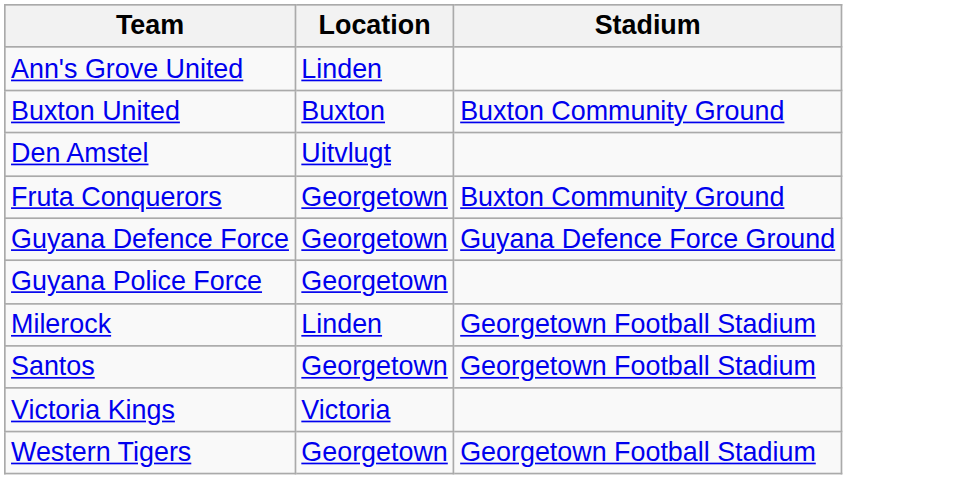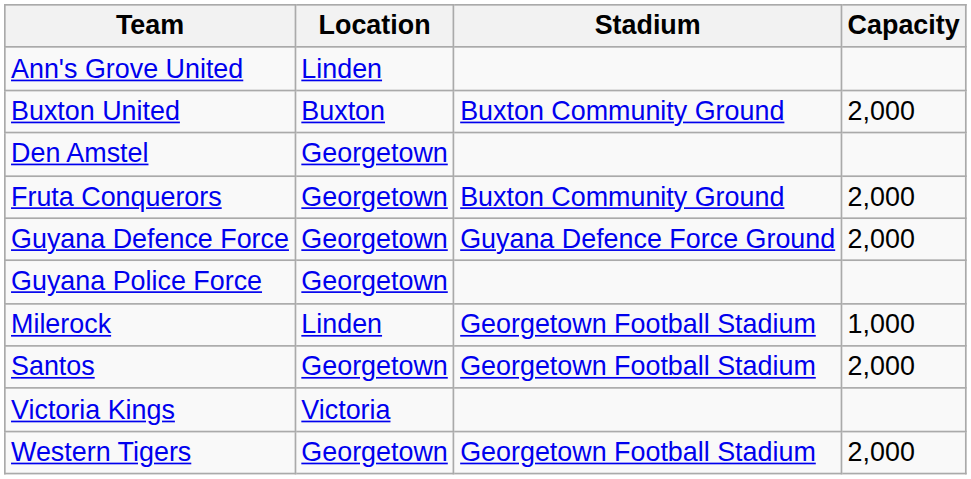+ column: (904, 25)
(346, 153) Uitvlugt -> (375, 153) Georgetown
